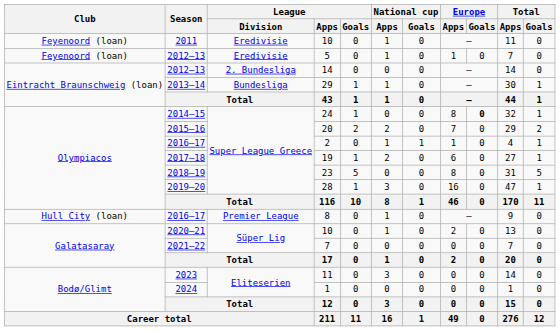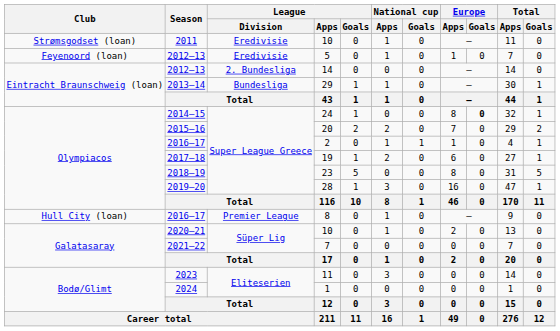(85, 41) Feyenoord (loan) -> (85, 41) Strømsgodset (loan)
